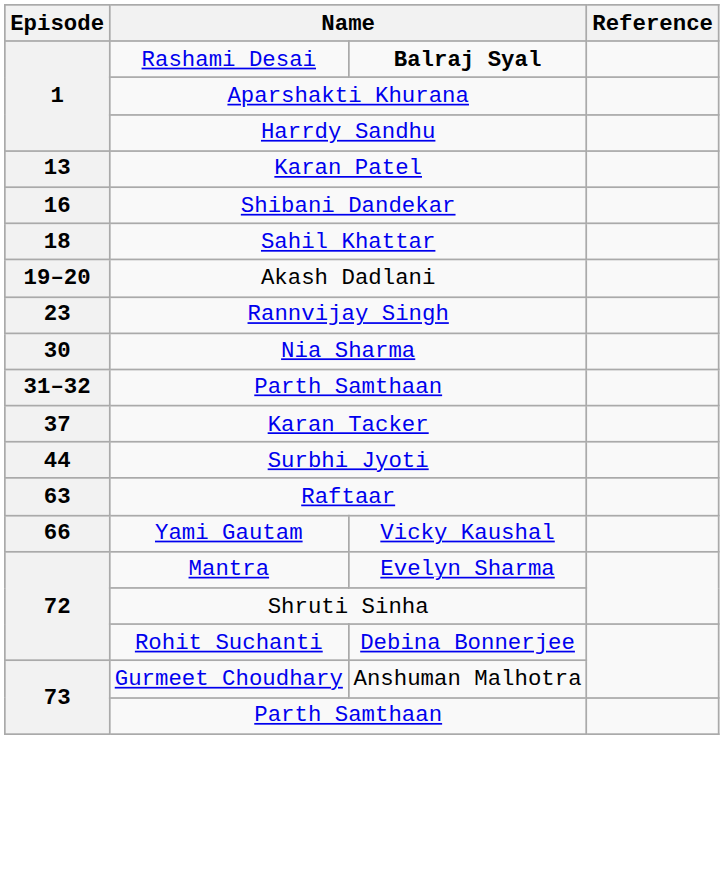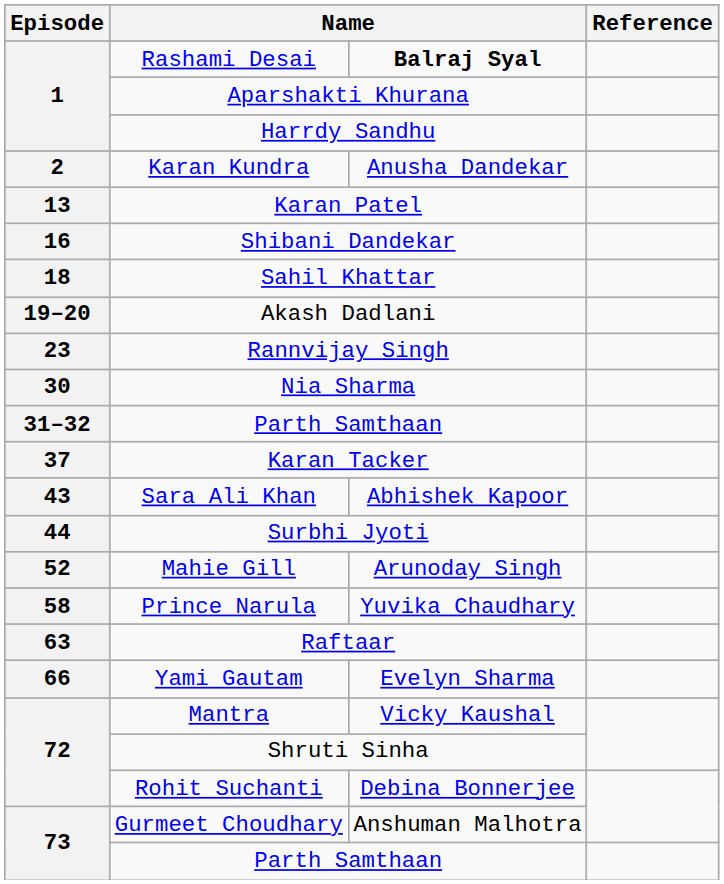+ row: (57, 169)
+ row: (57, 497)
+ row: (57, 570)
+ row: (57, 606)
(468, 533) Vicky Kaushal -> (468, 679) Evelyn Sharma
(468, 570) Evelyn Sharma -> (468, 715) Vicky Kaushal
